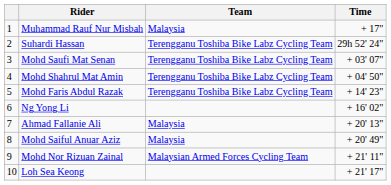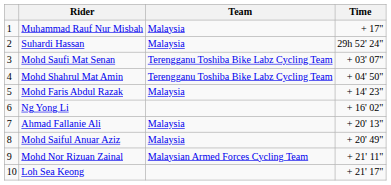(240, 44) Terengganu Toshiba Bike Labz Cycling Team -> (166, 44) Malaysia
(240, 92) Terengganu Toshiba Bike Labz Cycling Team -> (166, 92) Malaysia
